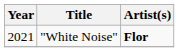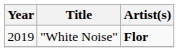(21, 36) 2021 -> (21, 36) 2019
